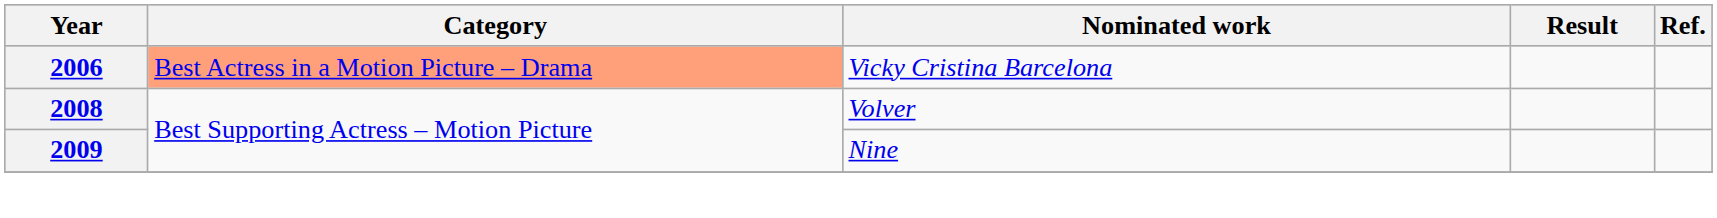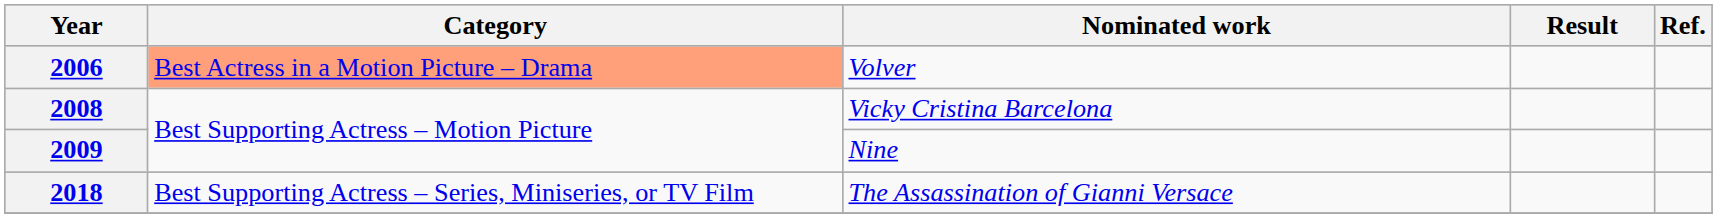(980, 66) Vicky Cristina Barcelona -> (882, 66) Volver
(882, 108) Volver -> (980, 108) Vicky Cristina Barcelona
+ row: (76, 191)
